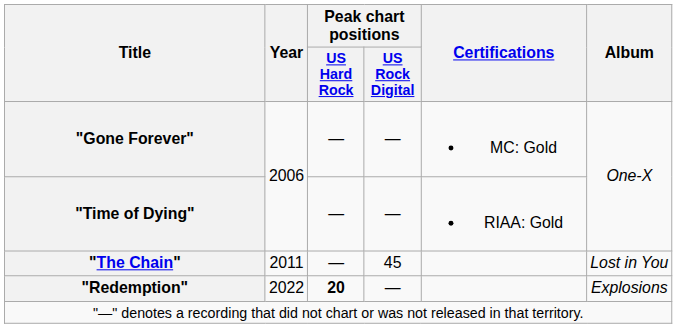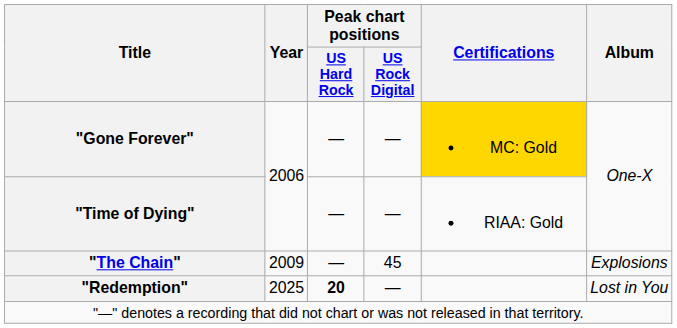(504, 148) no background -> (504, 148) gold background
(287, 263) 2011 -> (287, 263) 2009
(629, 263) Lost in You -> (629, 263) Explosions
(287, 288) 2022 -> (287, 288) 2025
(629, 288) Explosions -> (629, 288) Lost in You
